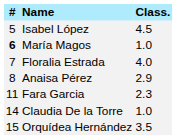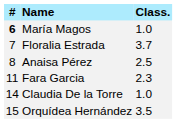- row: (56, 29)
(144, 61) 4.0 -> (144, 45) 3.7
(144, 78) 2.9 -> (144, 61) 2.5
